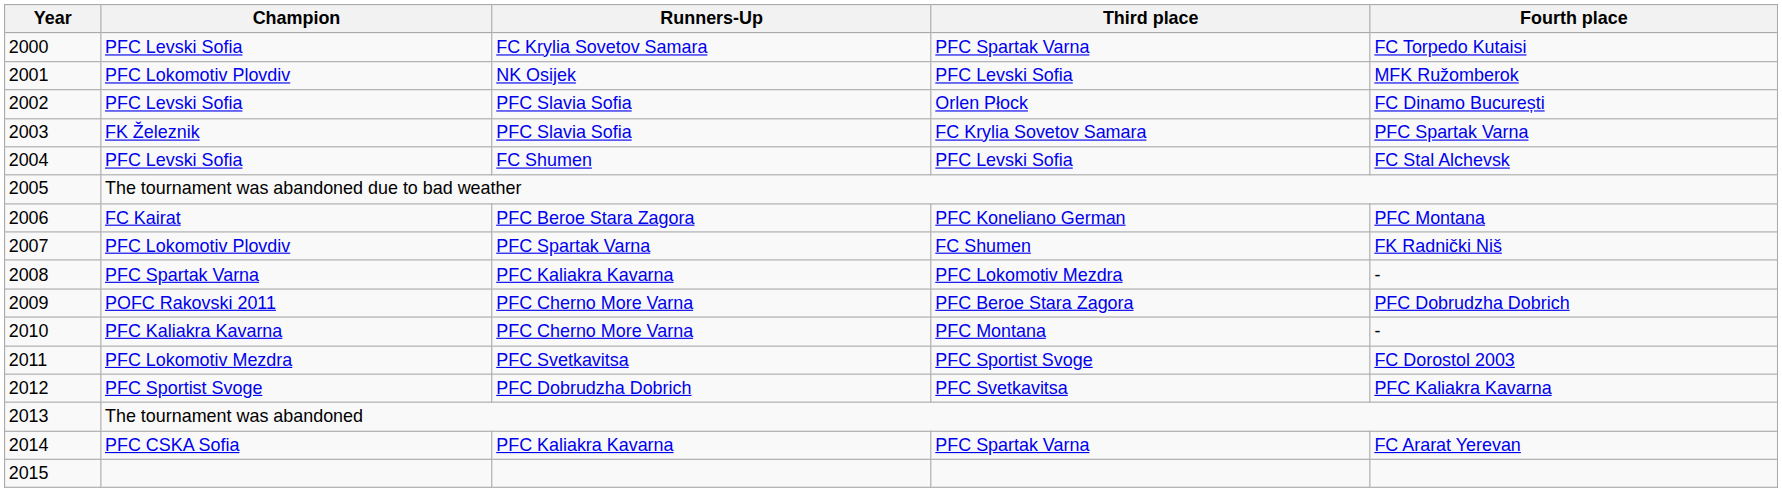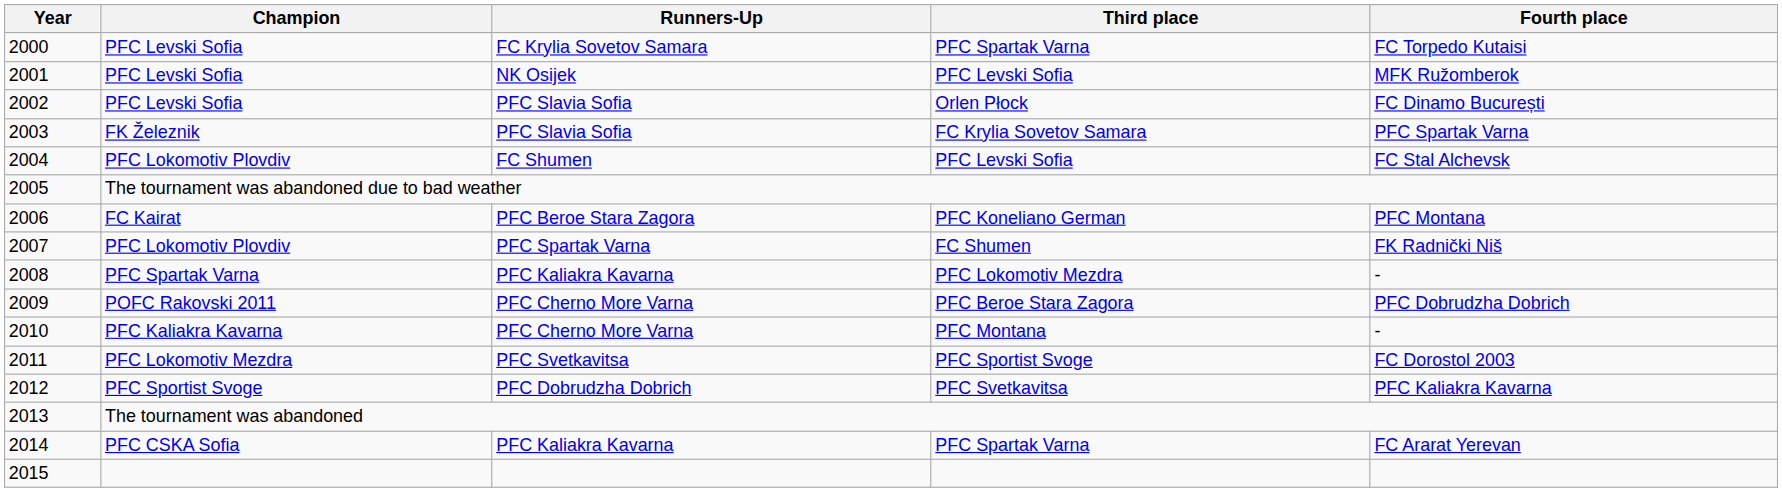(198, 75) PFC Lokomotiv Plovdiv -> (174, 75) PFC Levski Sofia
(174, 160) PFC Levski Sofia -> (198, 160) PFC Lokomotiv Plovdiv
